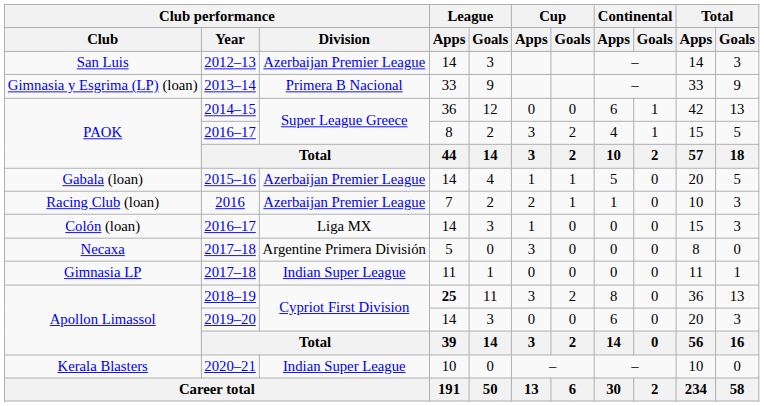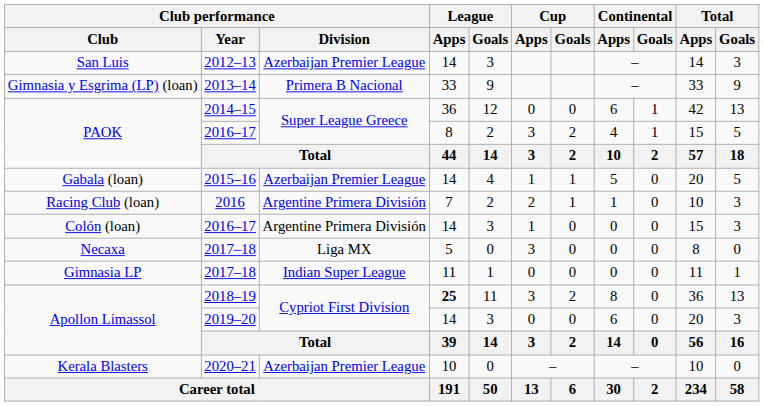(344, 202) Azerbaijan Premier League -> (344, 202) Argentine Primera División
(344, 226) Liga MX -> (344, 226) Argentine Primera División
(344, 249) Argentine Primera División -> (344, 249) Liga MX
(344, 366) Indian Super League -> (344, 366) Azerbaijan Premier League
